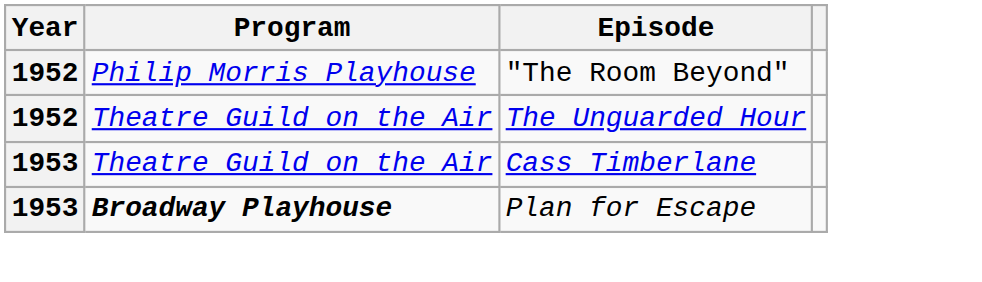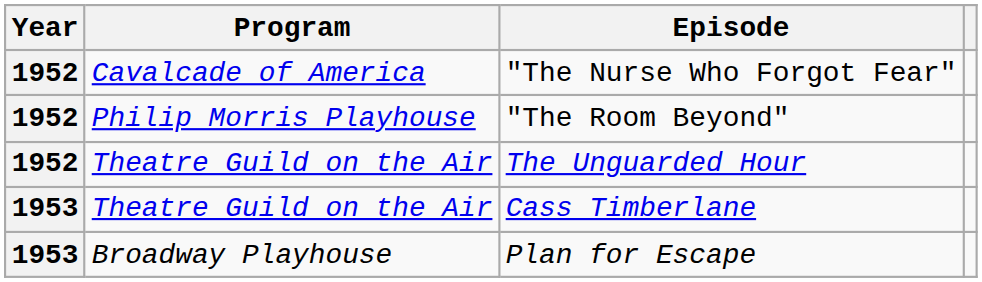+ row: (731, 73)
(242, 209) bold -> (242, 254) normal
